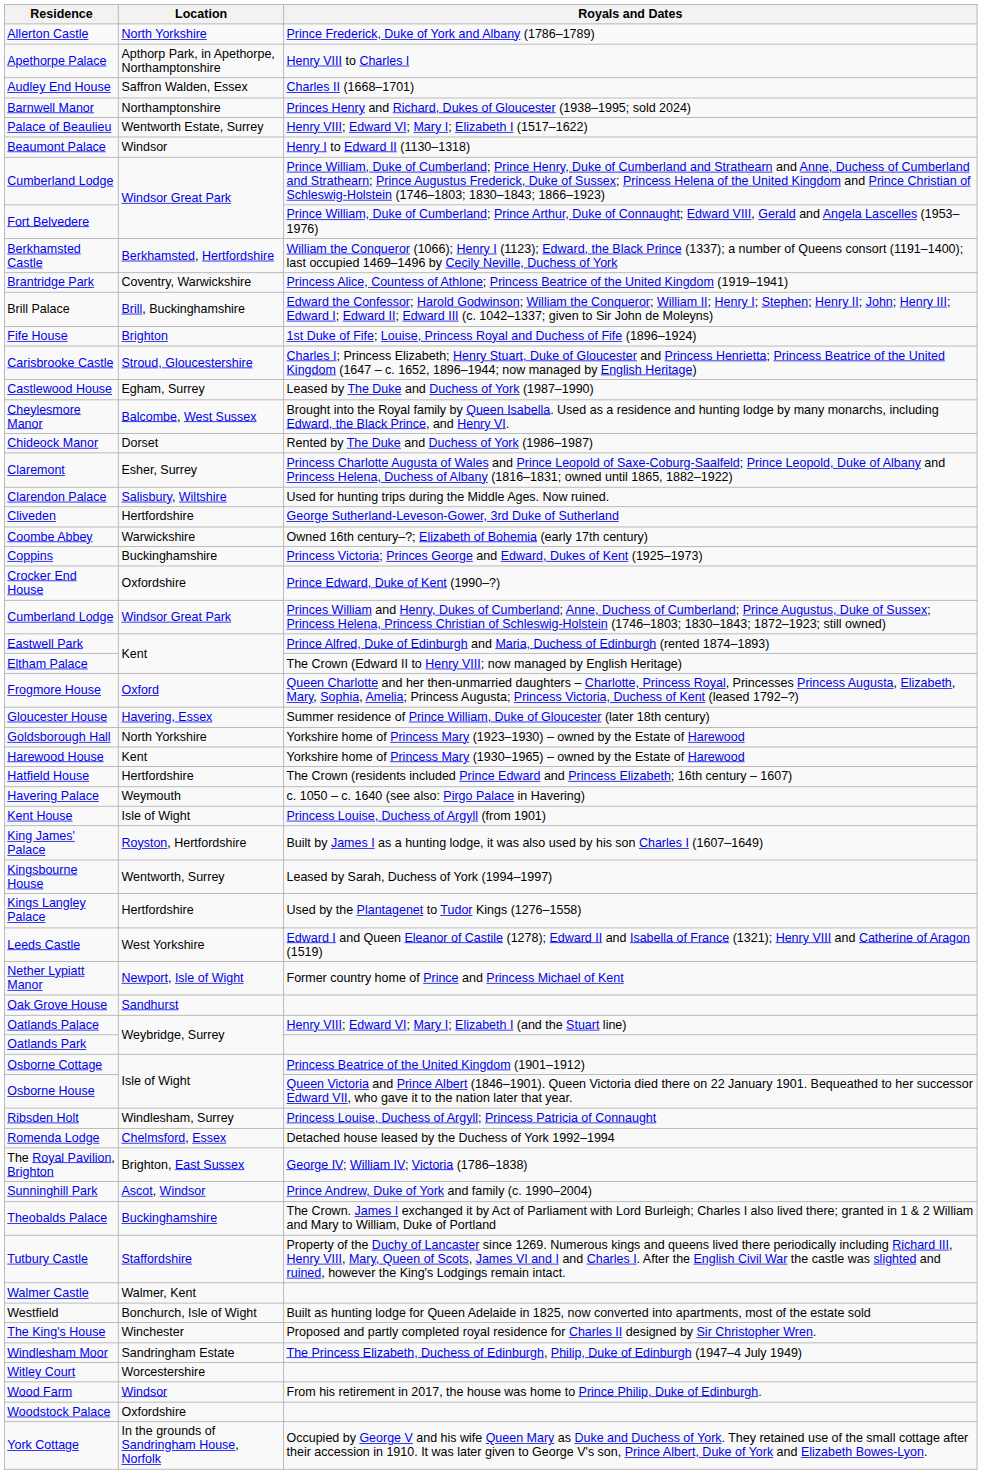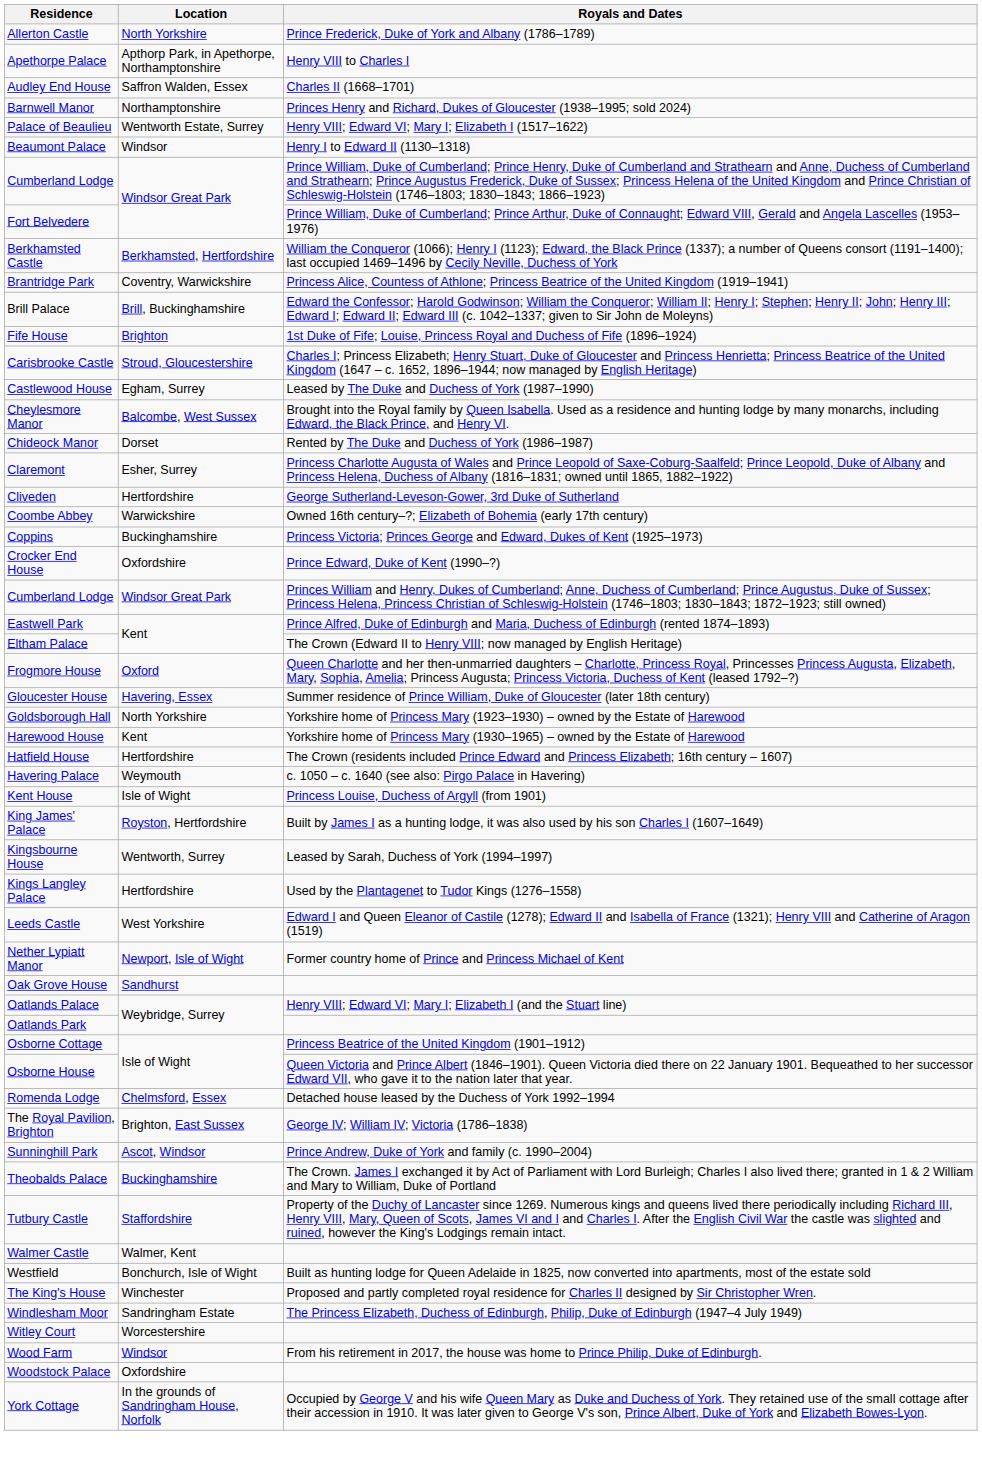- row: (57, 497)
- row: (43, 1118)
